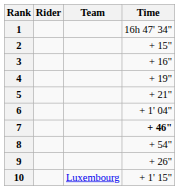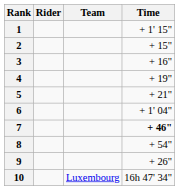(148, 29) 16h 47' 34" -> (156, 29) + 1' 15"
(156, 177) + 1' 15" -> (148, 177) 16h 47' 34"
